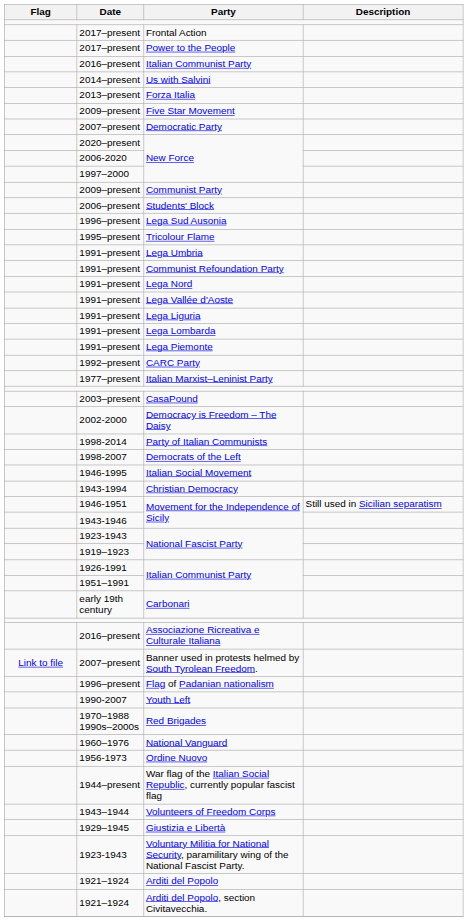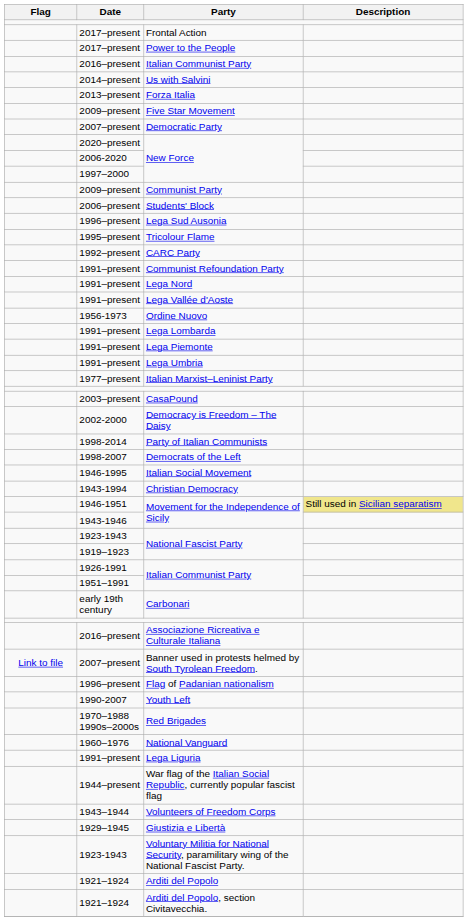rows swapped: (110, 363) <-> (110, 252)
rows swapped: (110, 315) <-> (103, 758)
(374, 504) no background -> (374, 504) khaki background
